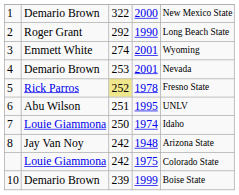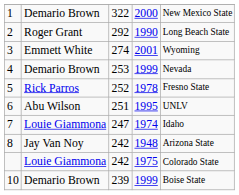(146, 69) 2001 -> (146, 69) 1999
(120, 87) khaki background -> (120, 87) no background
(120, 124) 250 -> (120, 124) 247
